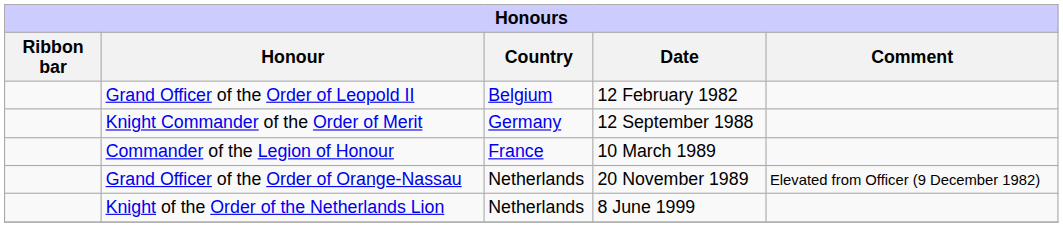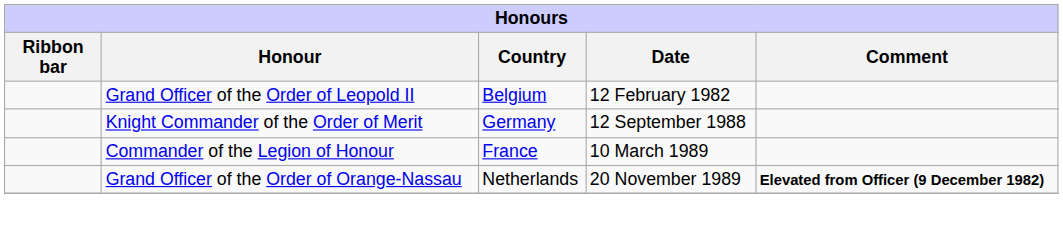(905, 180) normal -> (902, 179) bold
- row: (275, 207)
